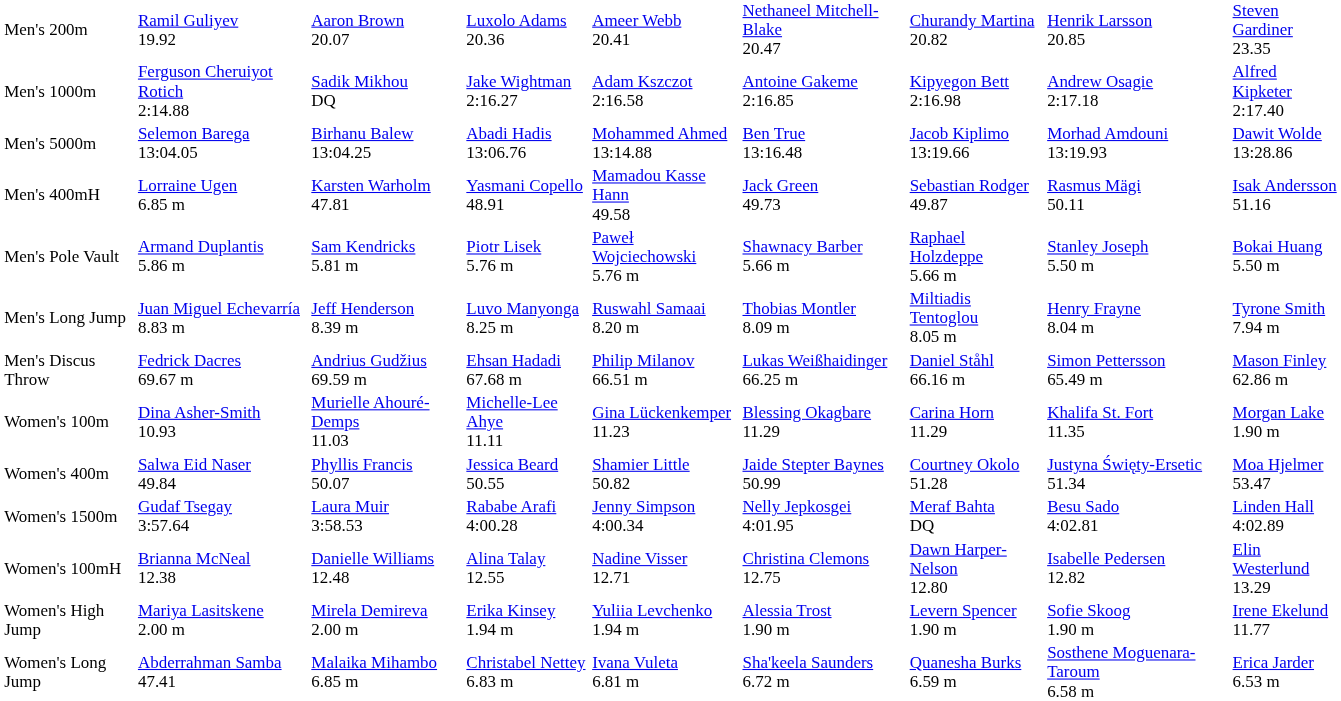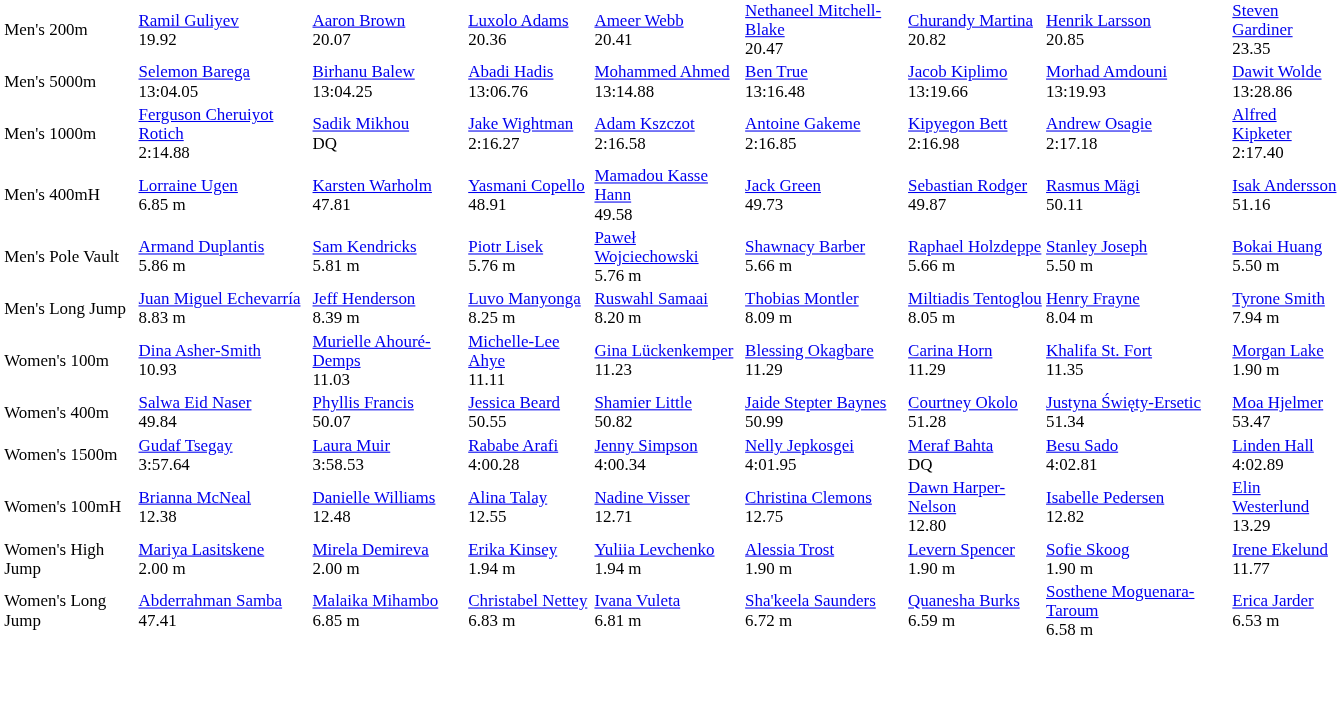rows swapped: (50, 91) <-> (50, 143)
- row: (50, 370)
